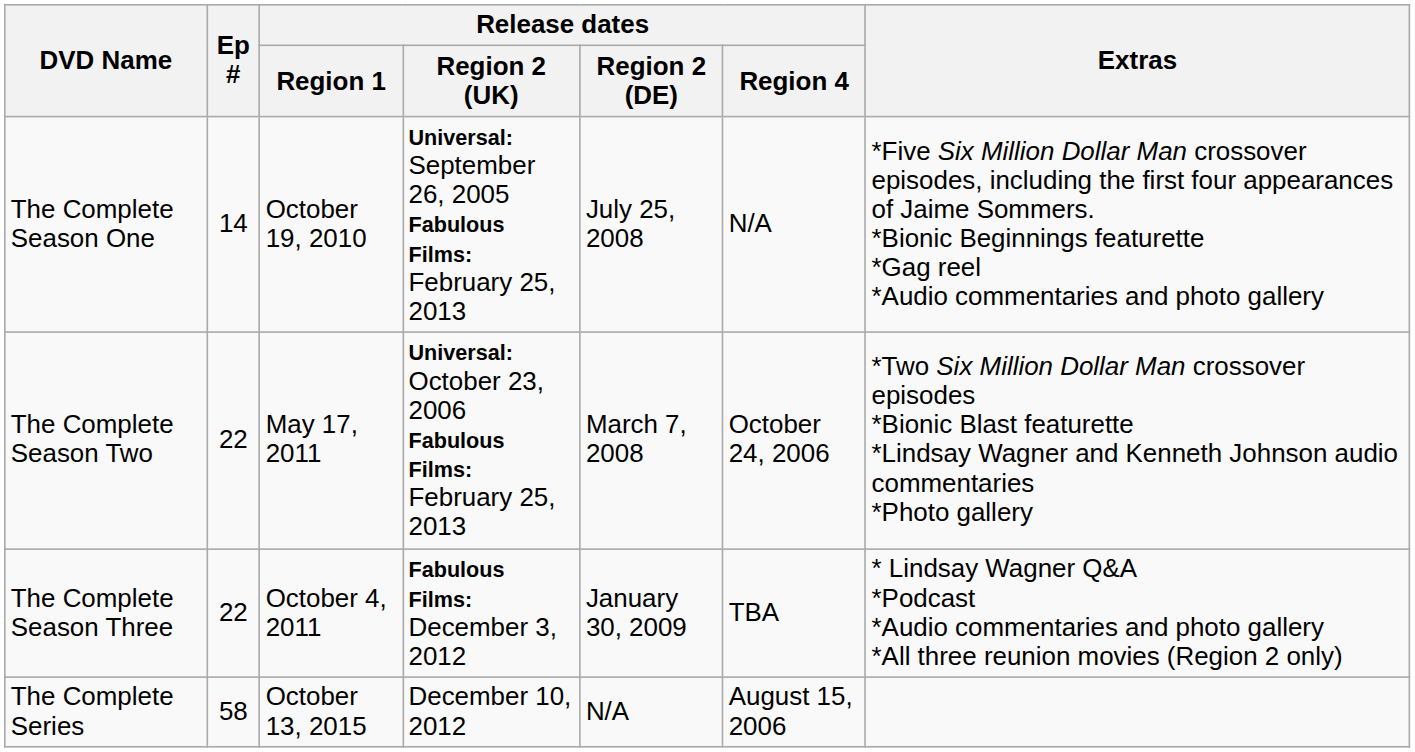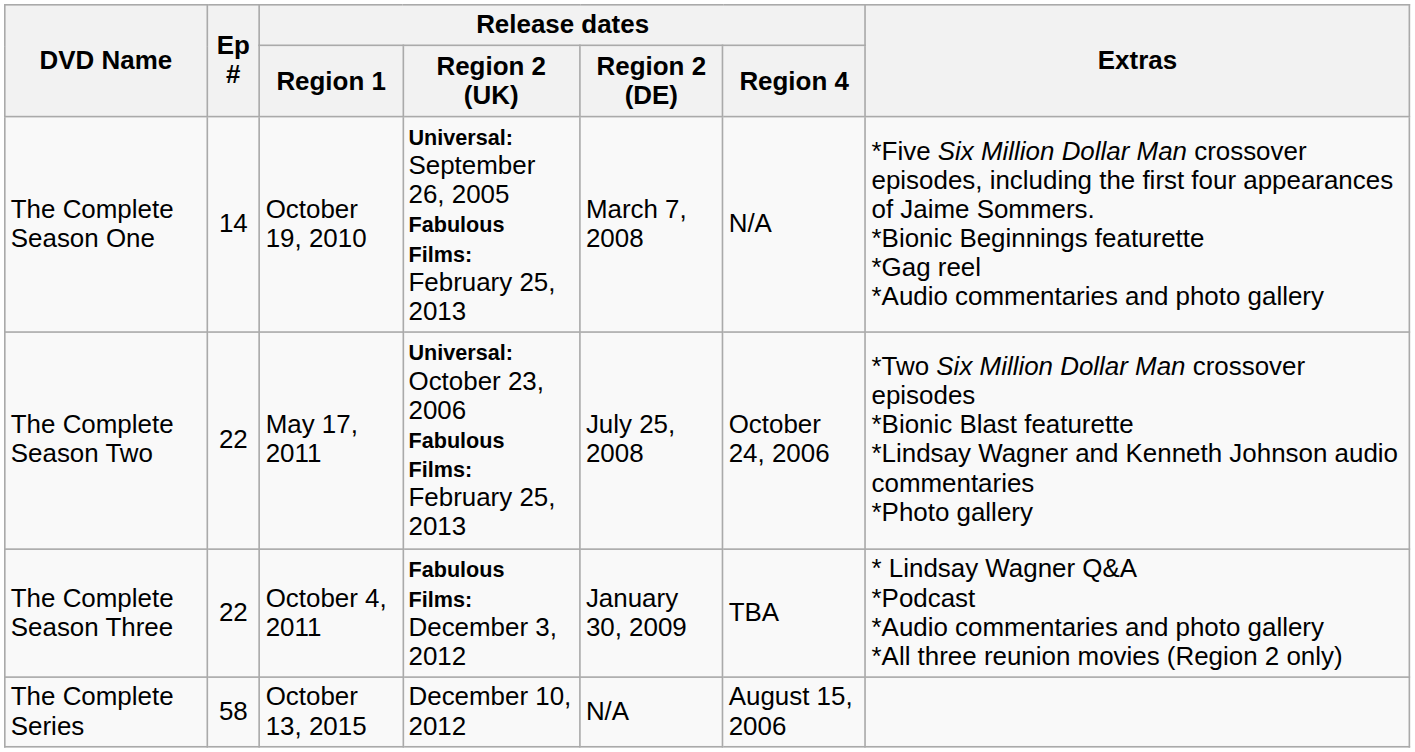(631, 223) July 25, 2008 -> (636, 223) March 7, 2008
(636, 439) March 7, 2008 -> (631, 439) July 25, 2008
